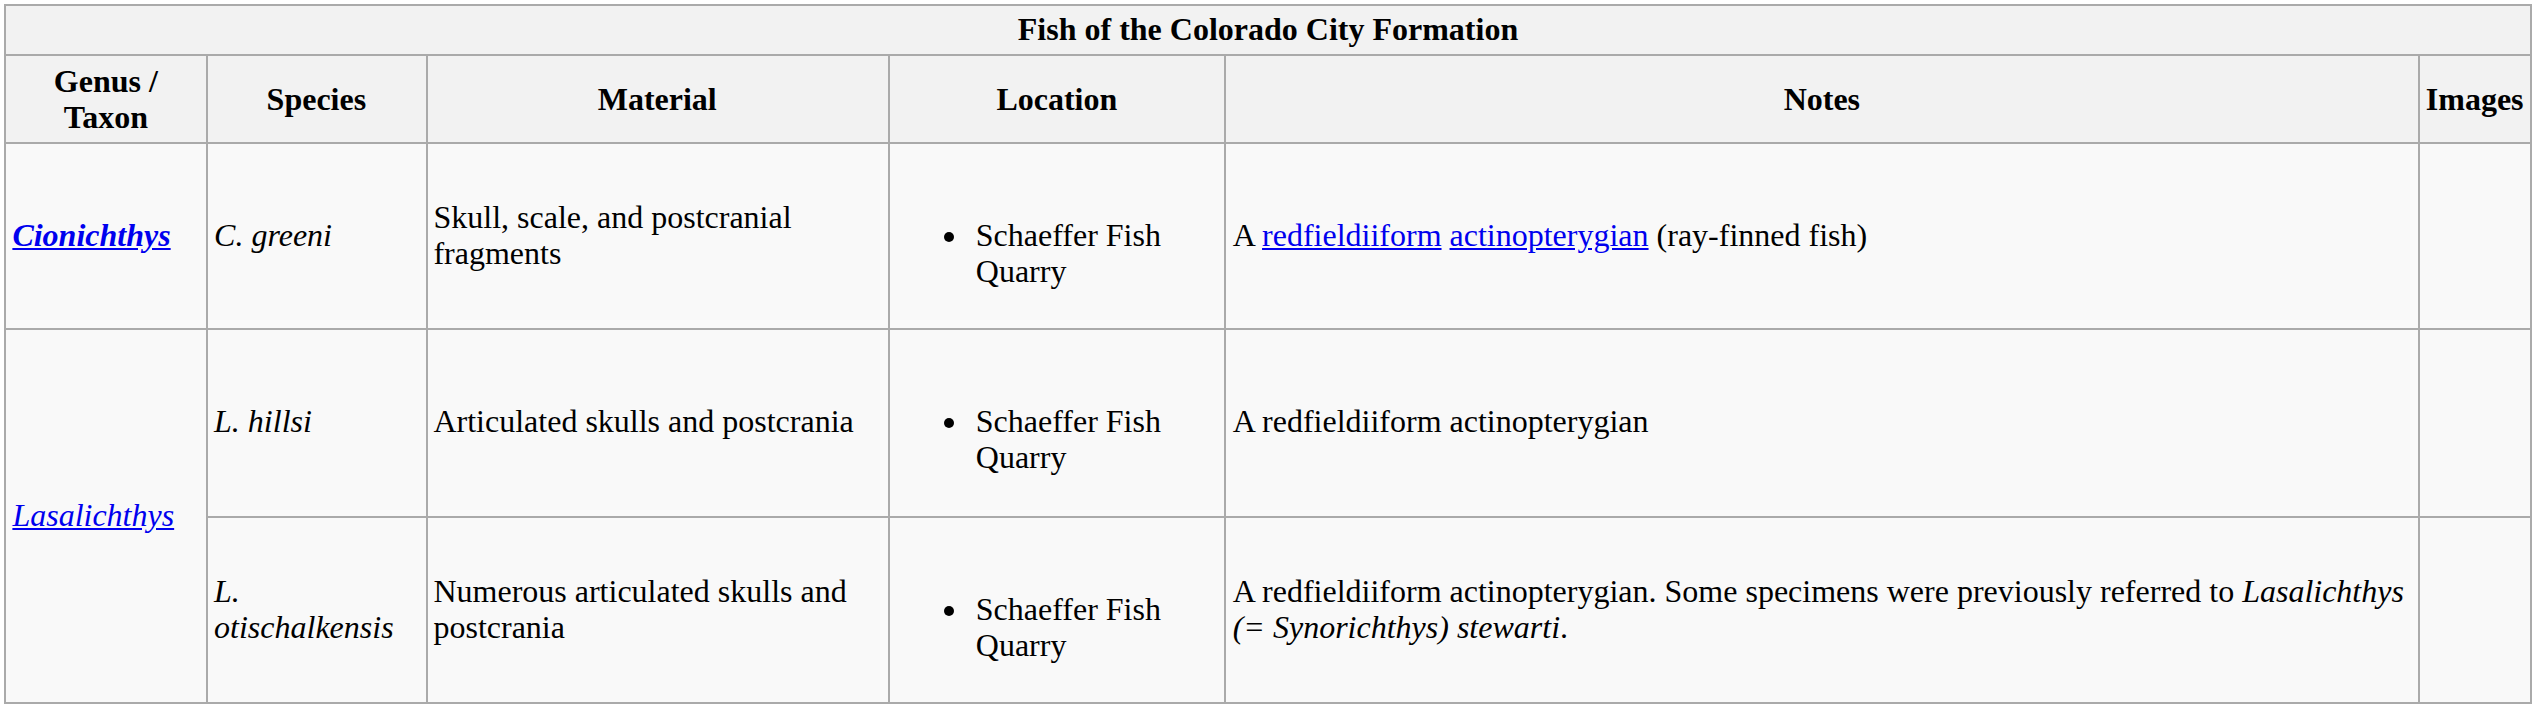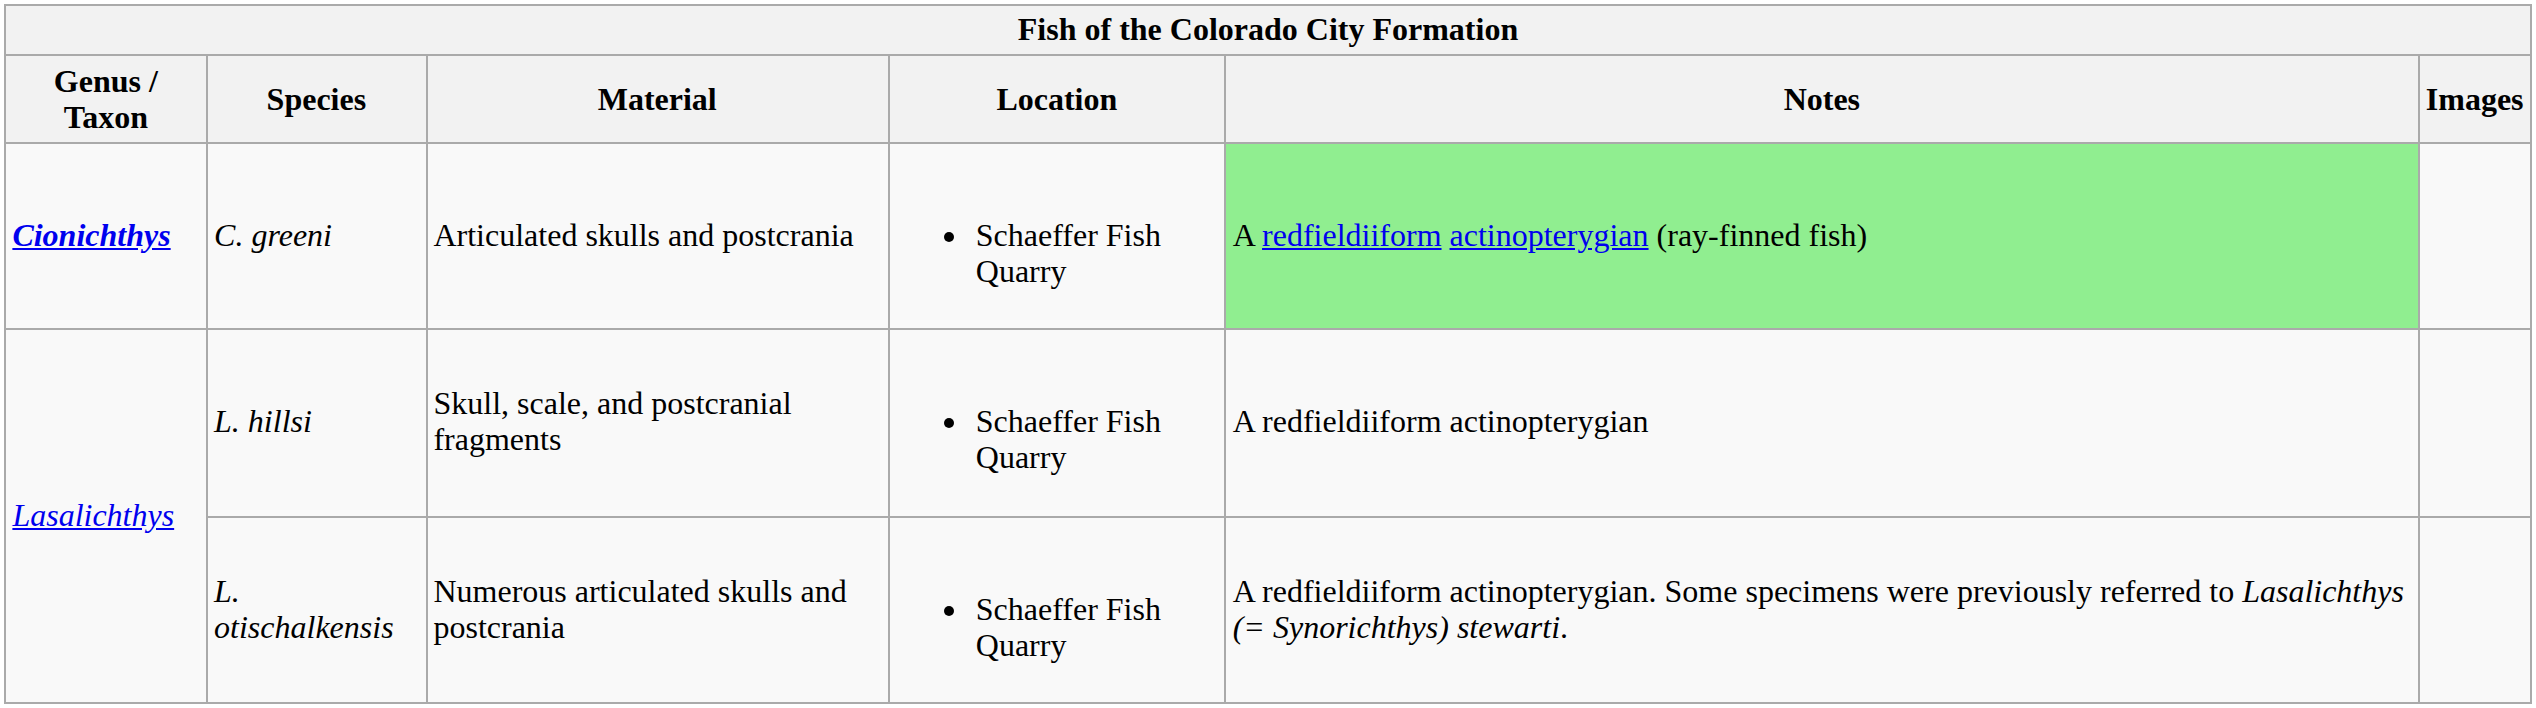(612, 235) Skull, scale, and postcranial fragments -> (644, 235) Articulated skulls and postcrania
(1550, 235) no background -> (1550, 235) lightgreen background
(644, 422) Articulated skulls and postcrania -> (612, 422) Skull, scale, and postcranial fragments
